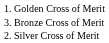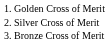rows swapped: (52, 36) <-> (54, 22)
